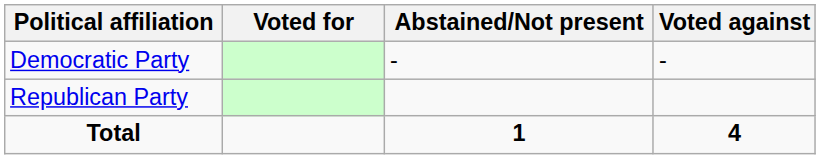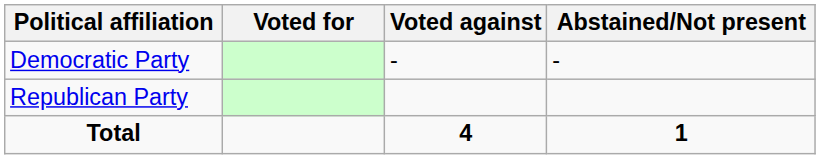columns swapped: (735, 23) <-> (519, 23)
